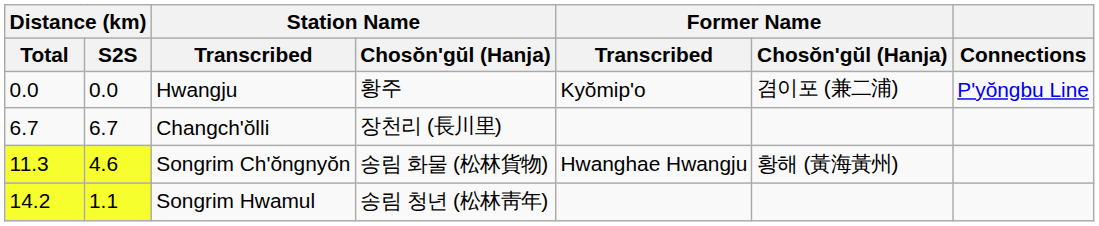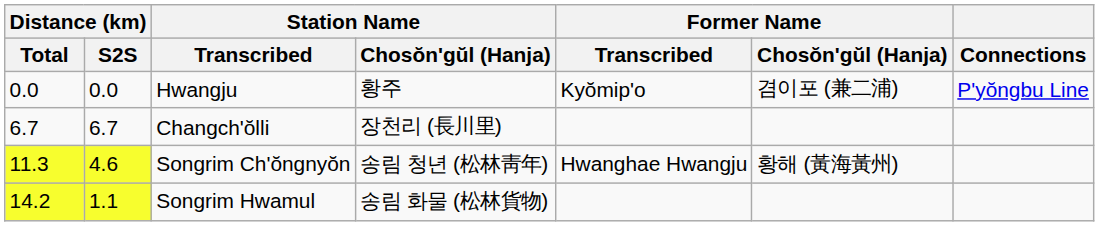(454, 164) 송림 화물 (松林貨物) -> (454, 164) 송림 청년 (松林靑年)
(454, 201) 송림 청년 (松林靑年) -> (454, 201) 송림 화물 (松林貨物)
